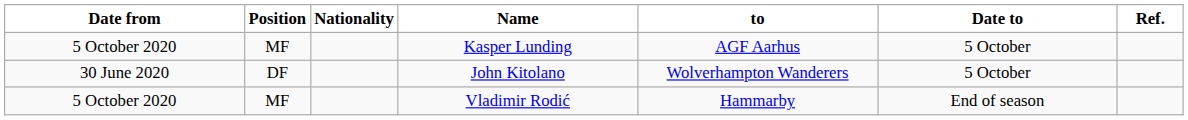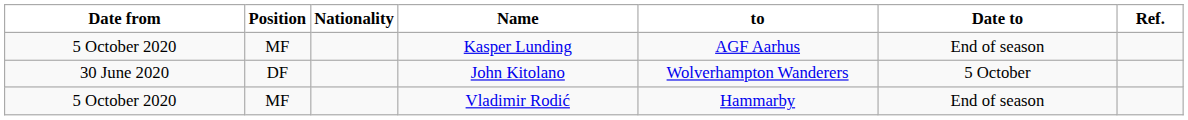(997, 46) 5 October -> (997, 46) End of season
